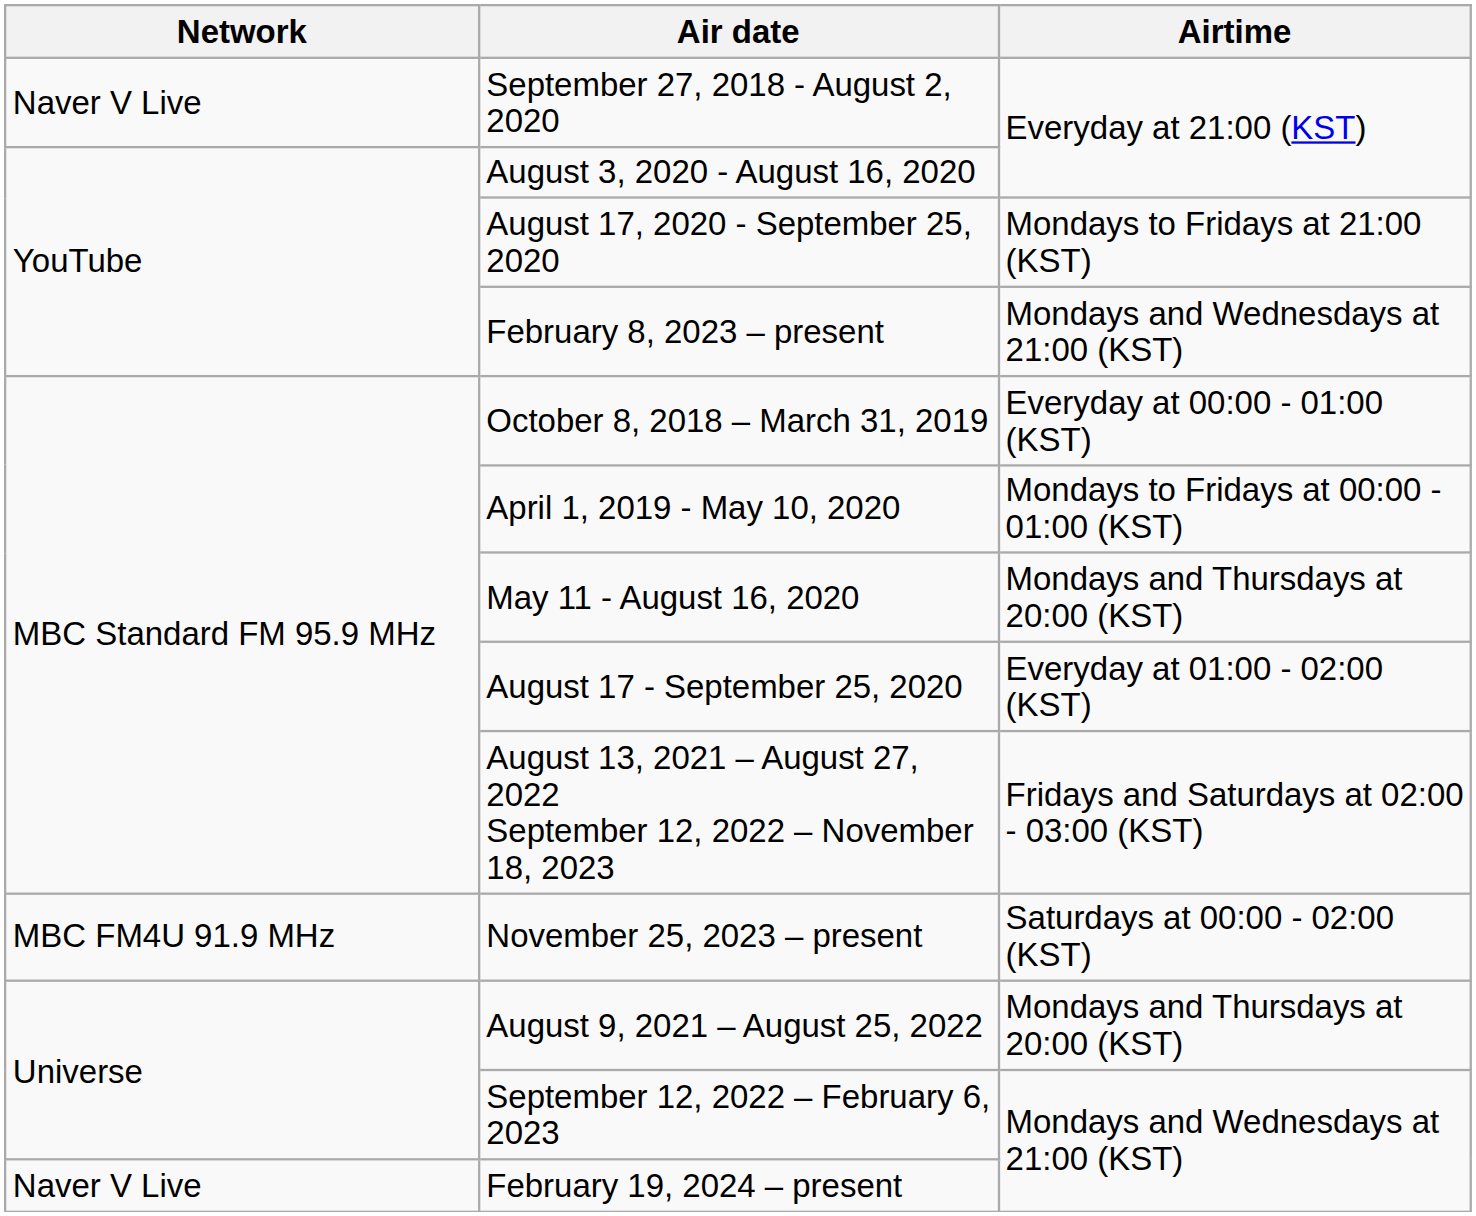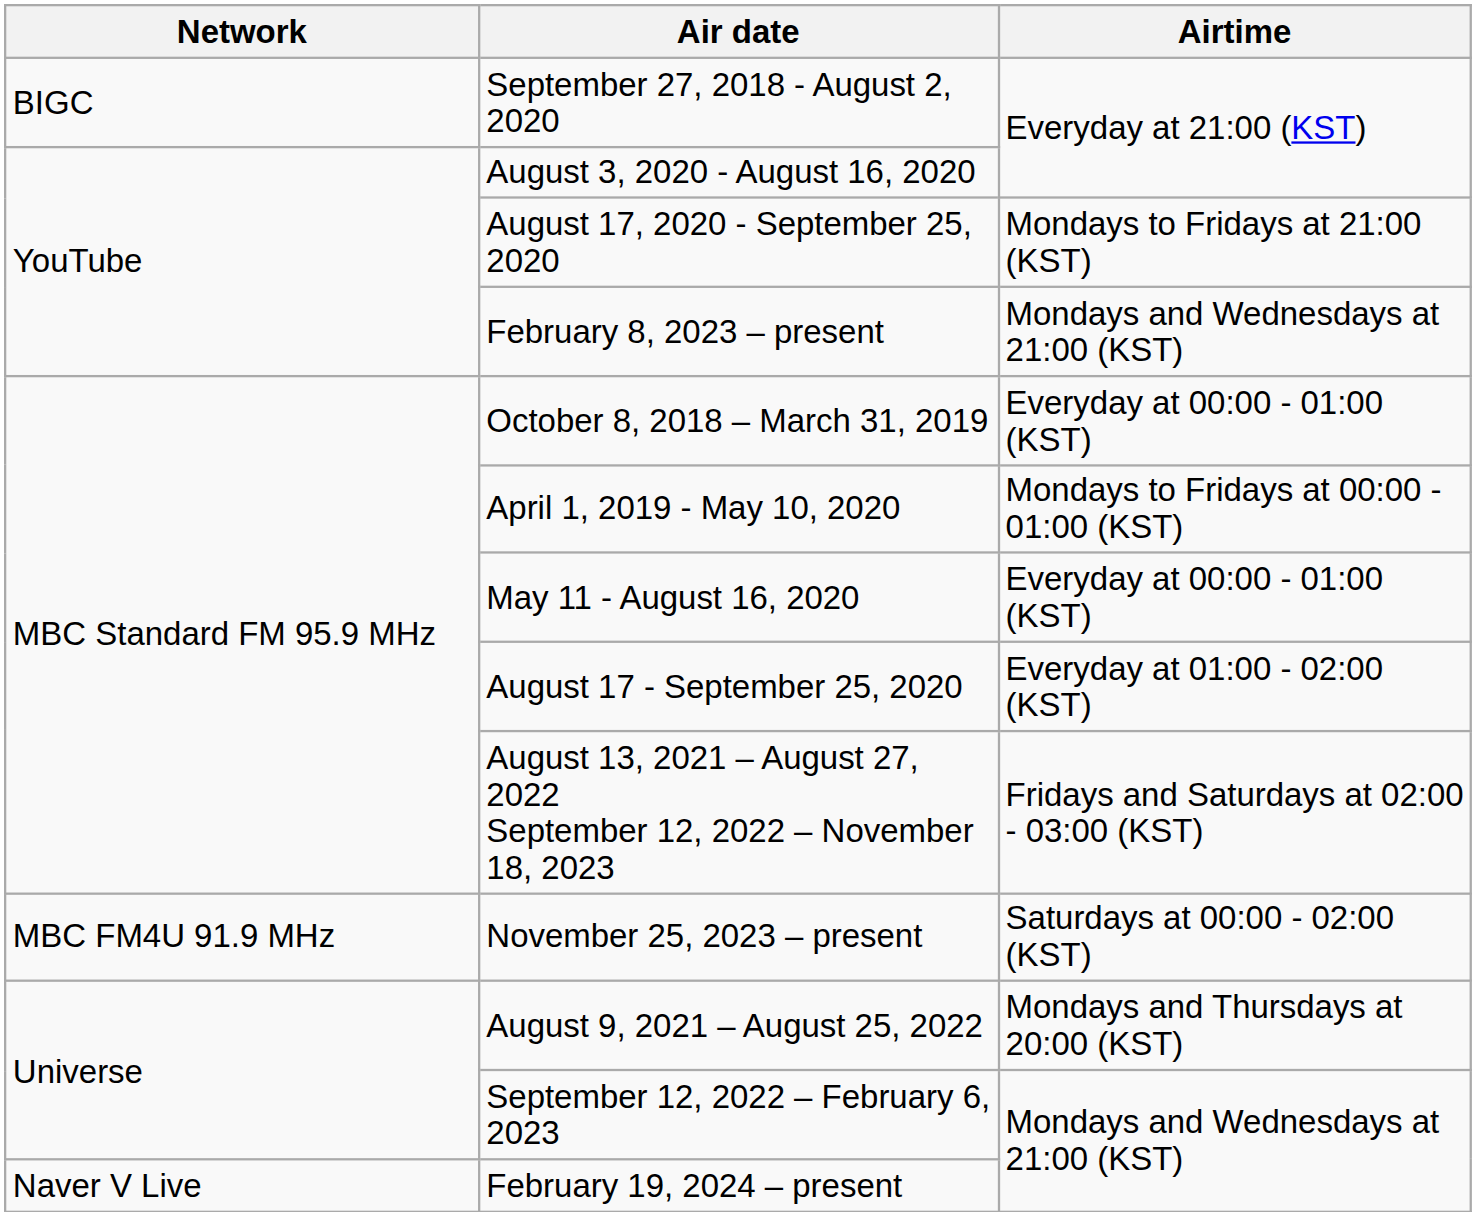(107, 102) Naver V Live -> (53, 102) BIGC
(1204, 598) Mondays and Thursdays at 20:00 (KST) -> (1194, 598) Everyday at 00:00 - 01:00 (KST)
